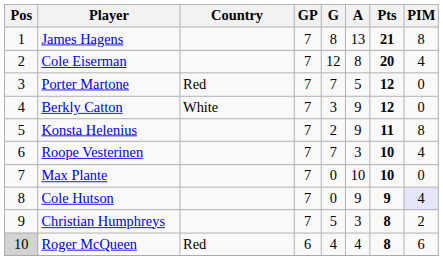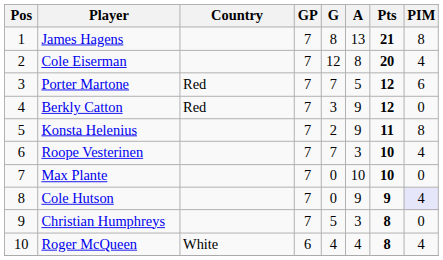(421, 84) 0 -> (421, 84) 6
(201, 107) White -> (195, 107) Red
(421, 221) 2 -> (421, 221) 0
(21, 244) lightgrey background -> (21, 244) no background
(195, 244) Red -> (201, 244) White
(421, 244) 6 -> (421, 244) 4
